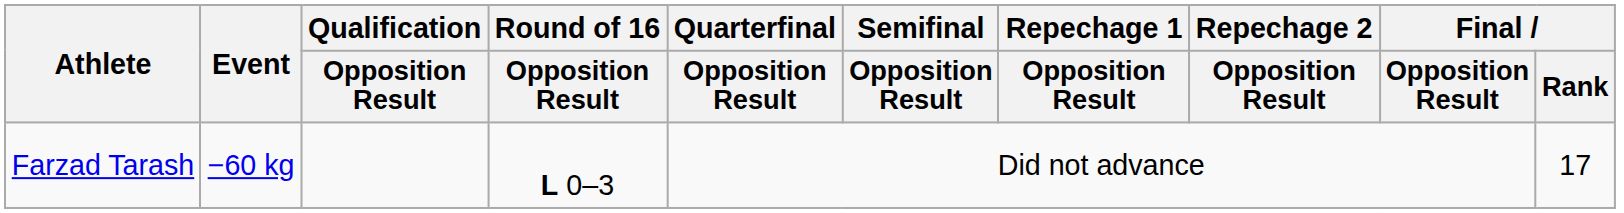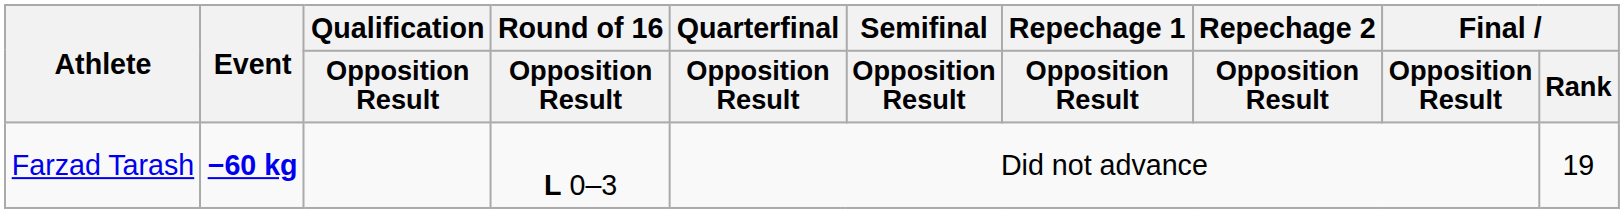(251, 166) normal -> (253, 166) bold
(1575, 166) 17 -> (1578, 166) 19
